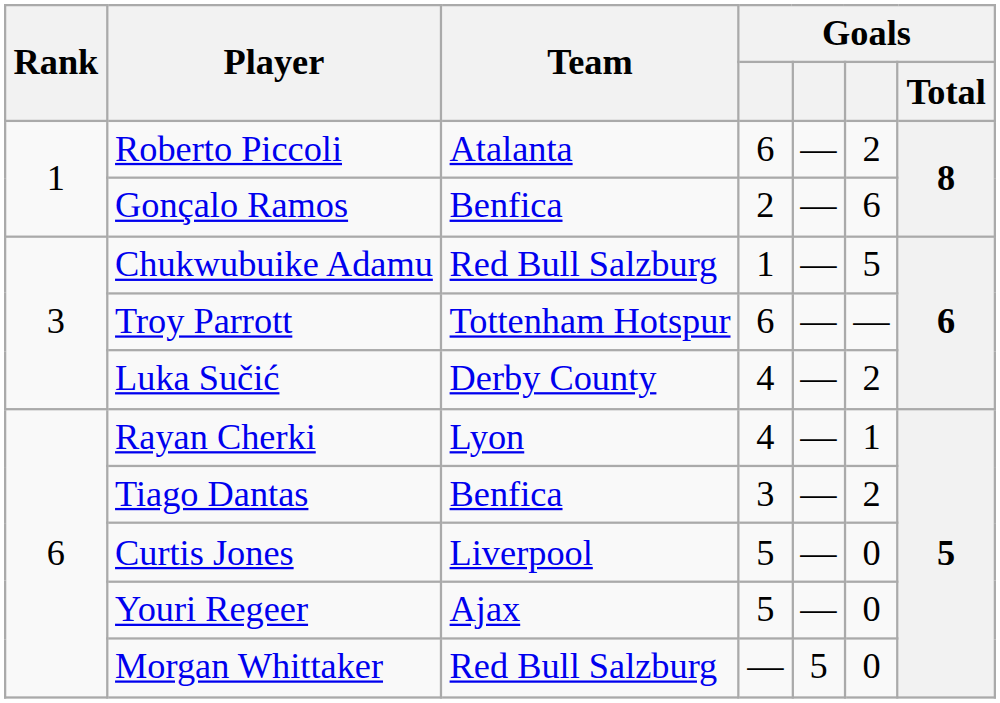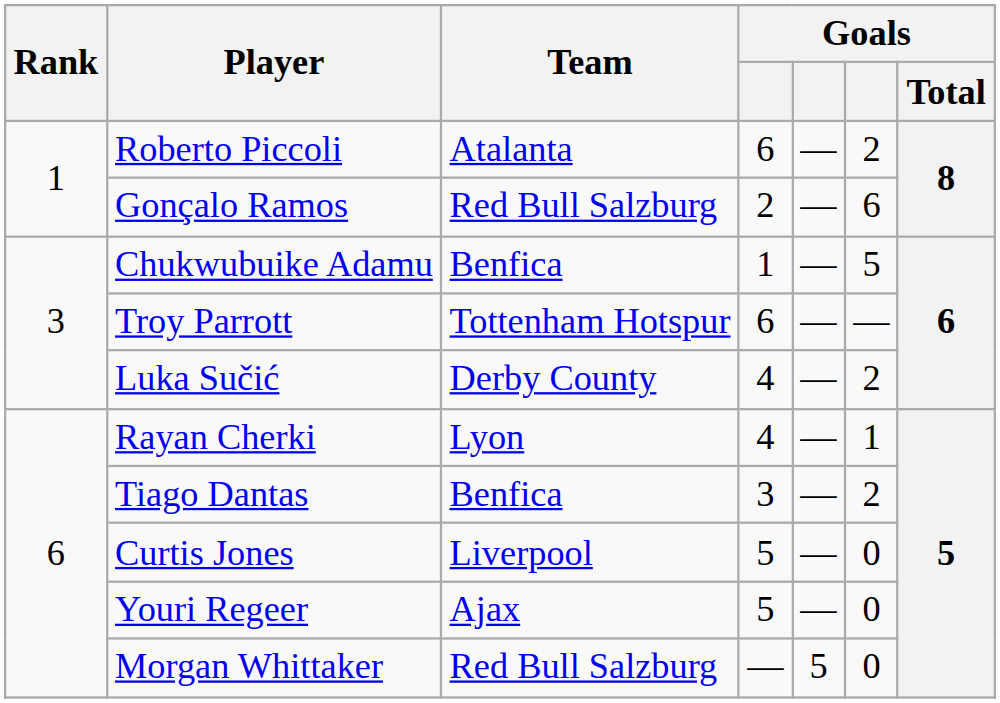(506, 206) Benfica -> (583, 206) Red Bull Salzburg
(583, 263) Red Bull Salzburg -> (506, 263) Benfica
